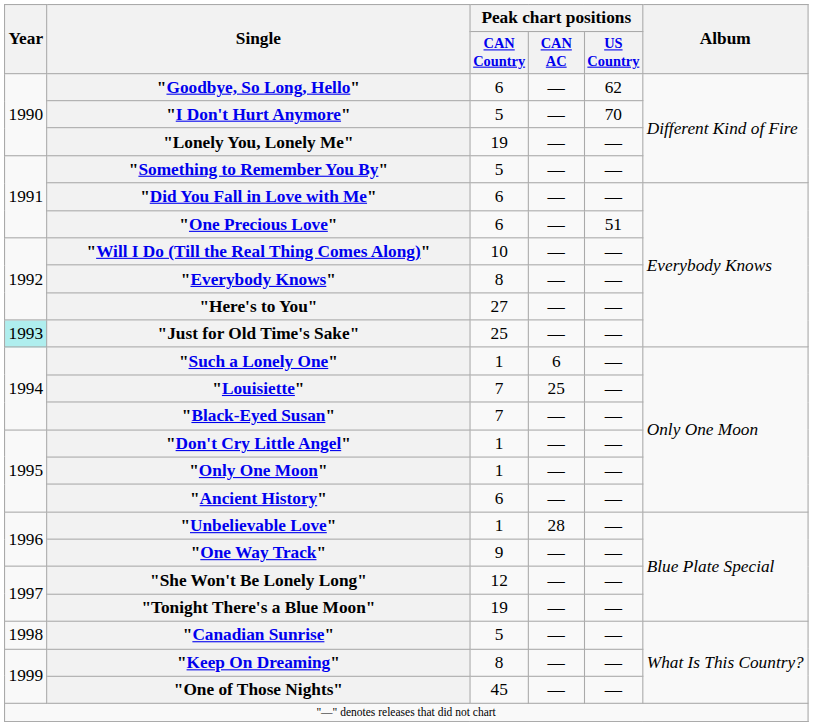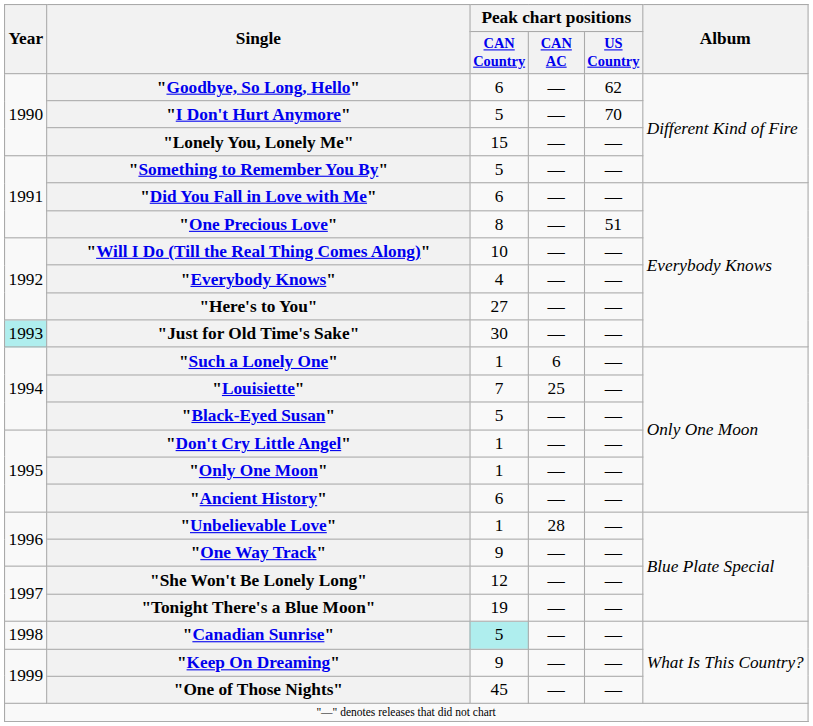(499, 141) 19 -> (499, 141) 15
(499, 224) 6 -> (499, 224) 8
(499, 278) 8 -> (499, 278) 4
(499, 333) 25 -> (499, 333) 30
(499, 415) 7 -> (499, 415) 5
(499, 635) no background -> (499, 635) paleturquoise background
(499, 662) 8 -> (499, 662) 9
